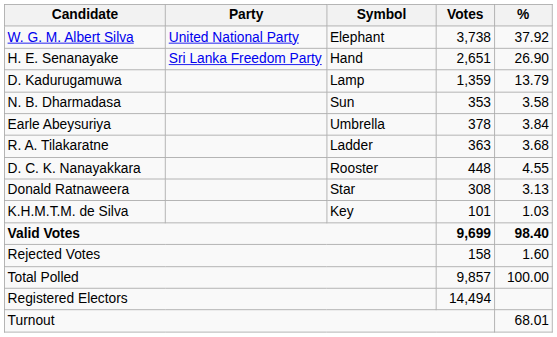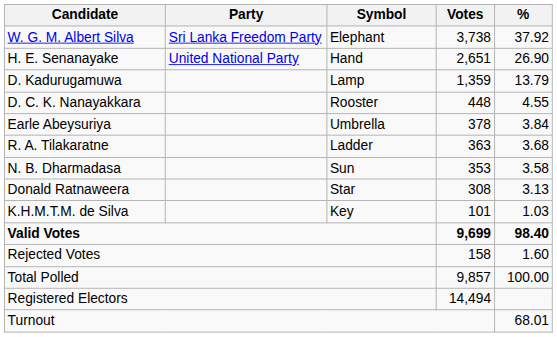(234, 37) United National Party -> (245, 37) Sri Lanka Freedom Party
(245, 59) Sri Lanka Freedom Party -> (234, 59) United National Party
rows swapped: (74, 168) <-> (64, 102)
